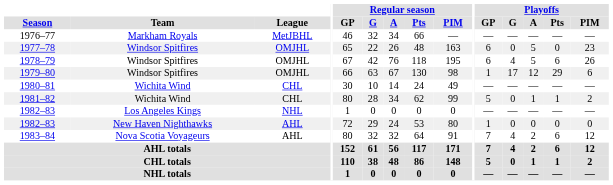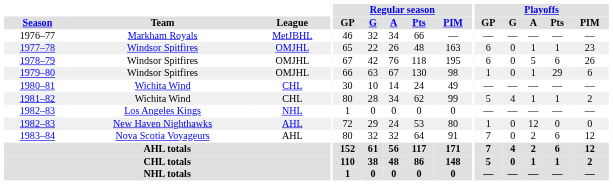(533, 48) 5 -> (533, 48) 1
(557, 48) 0 -> (557, 48) 1
(513, 60) 4 -> (513, 60) 0
(513, 73) 17 -> (513, 73) 0
(533, 73) 12 -> (533, 73) 1
(513, 98) 0 -> (513, 98) 4
(533, 123) 0 -> (533, 123) 12
(513, 136) 4 -> (513, 136) 0
